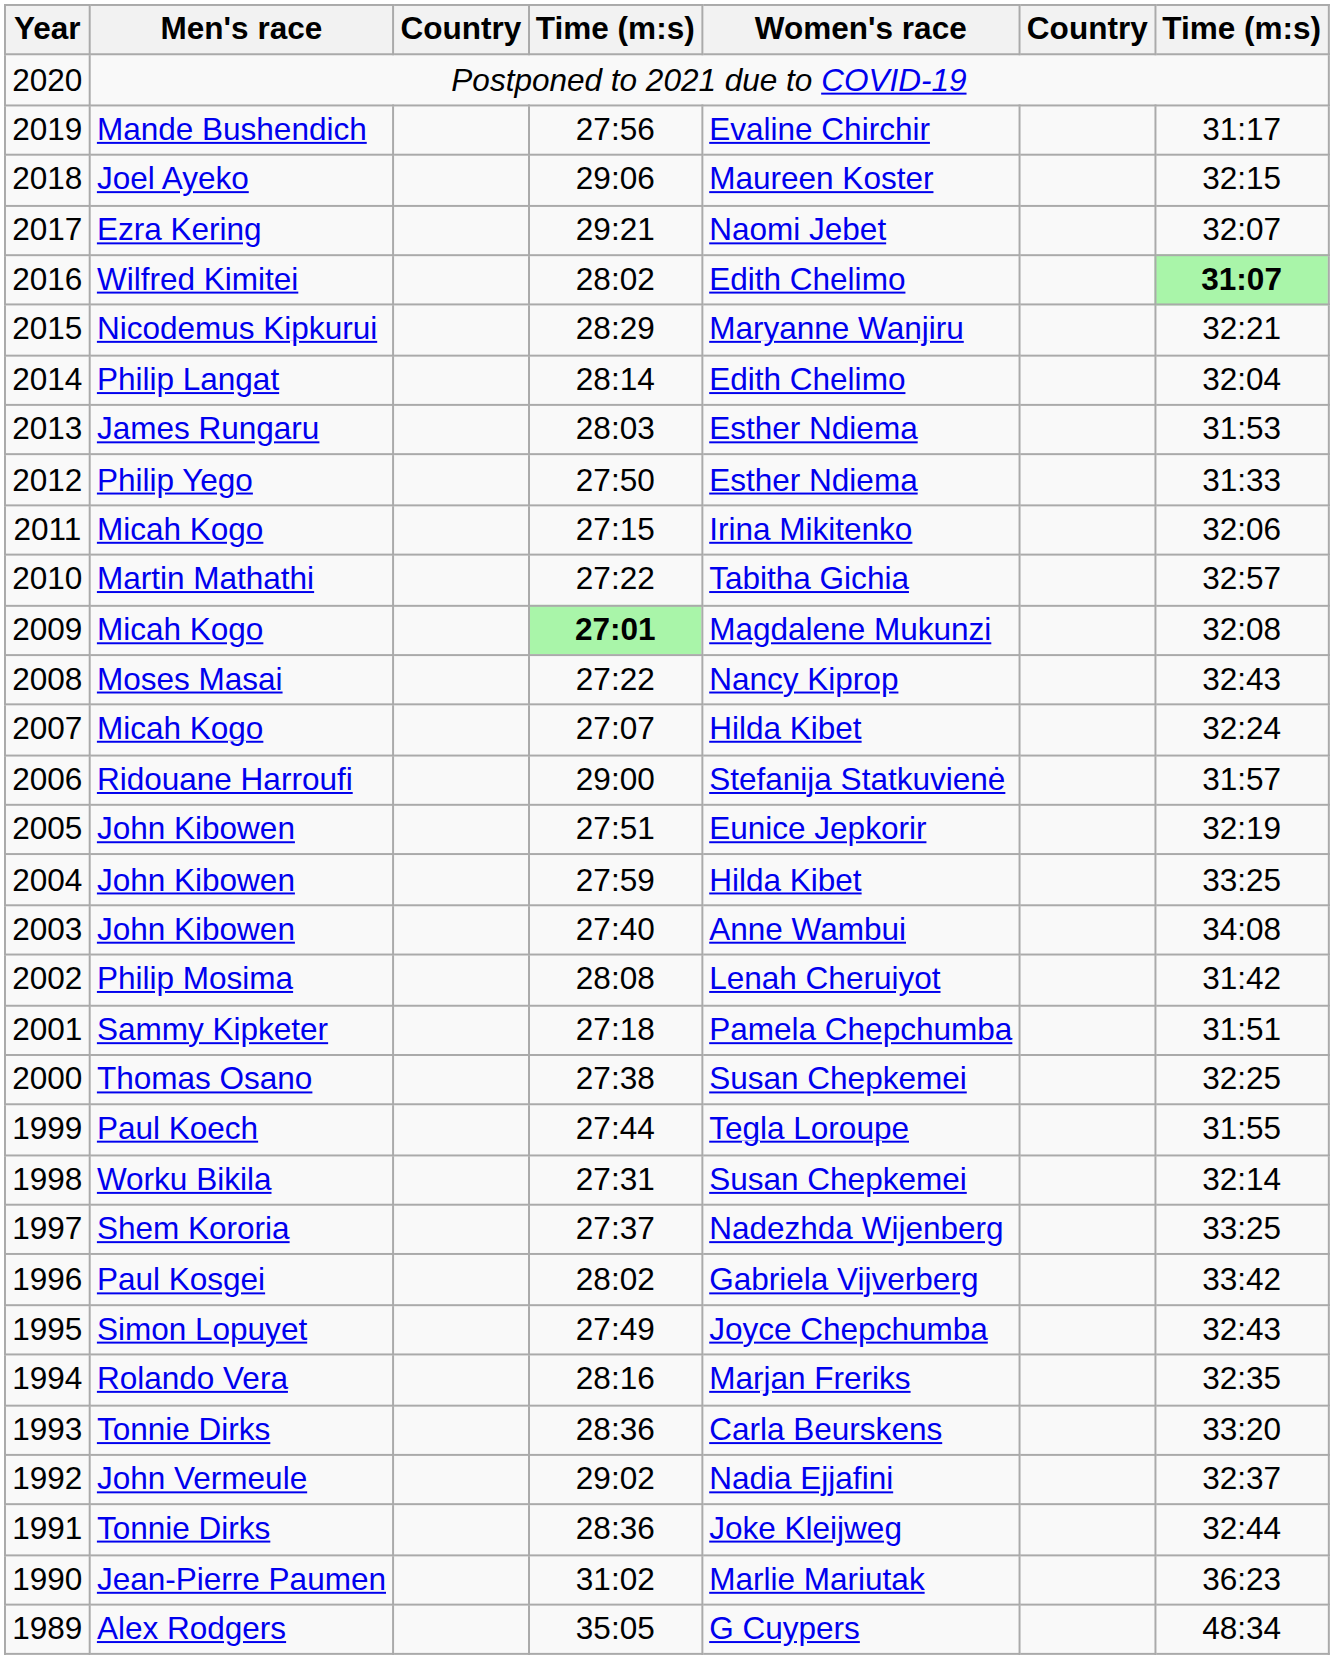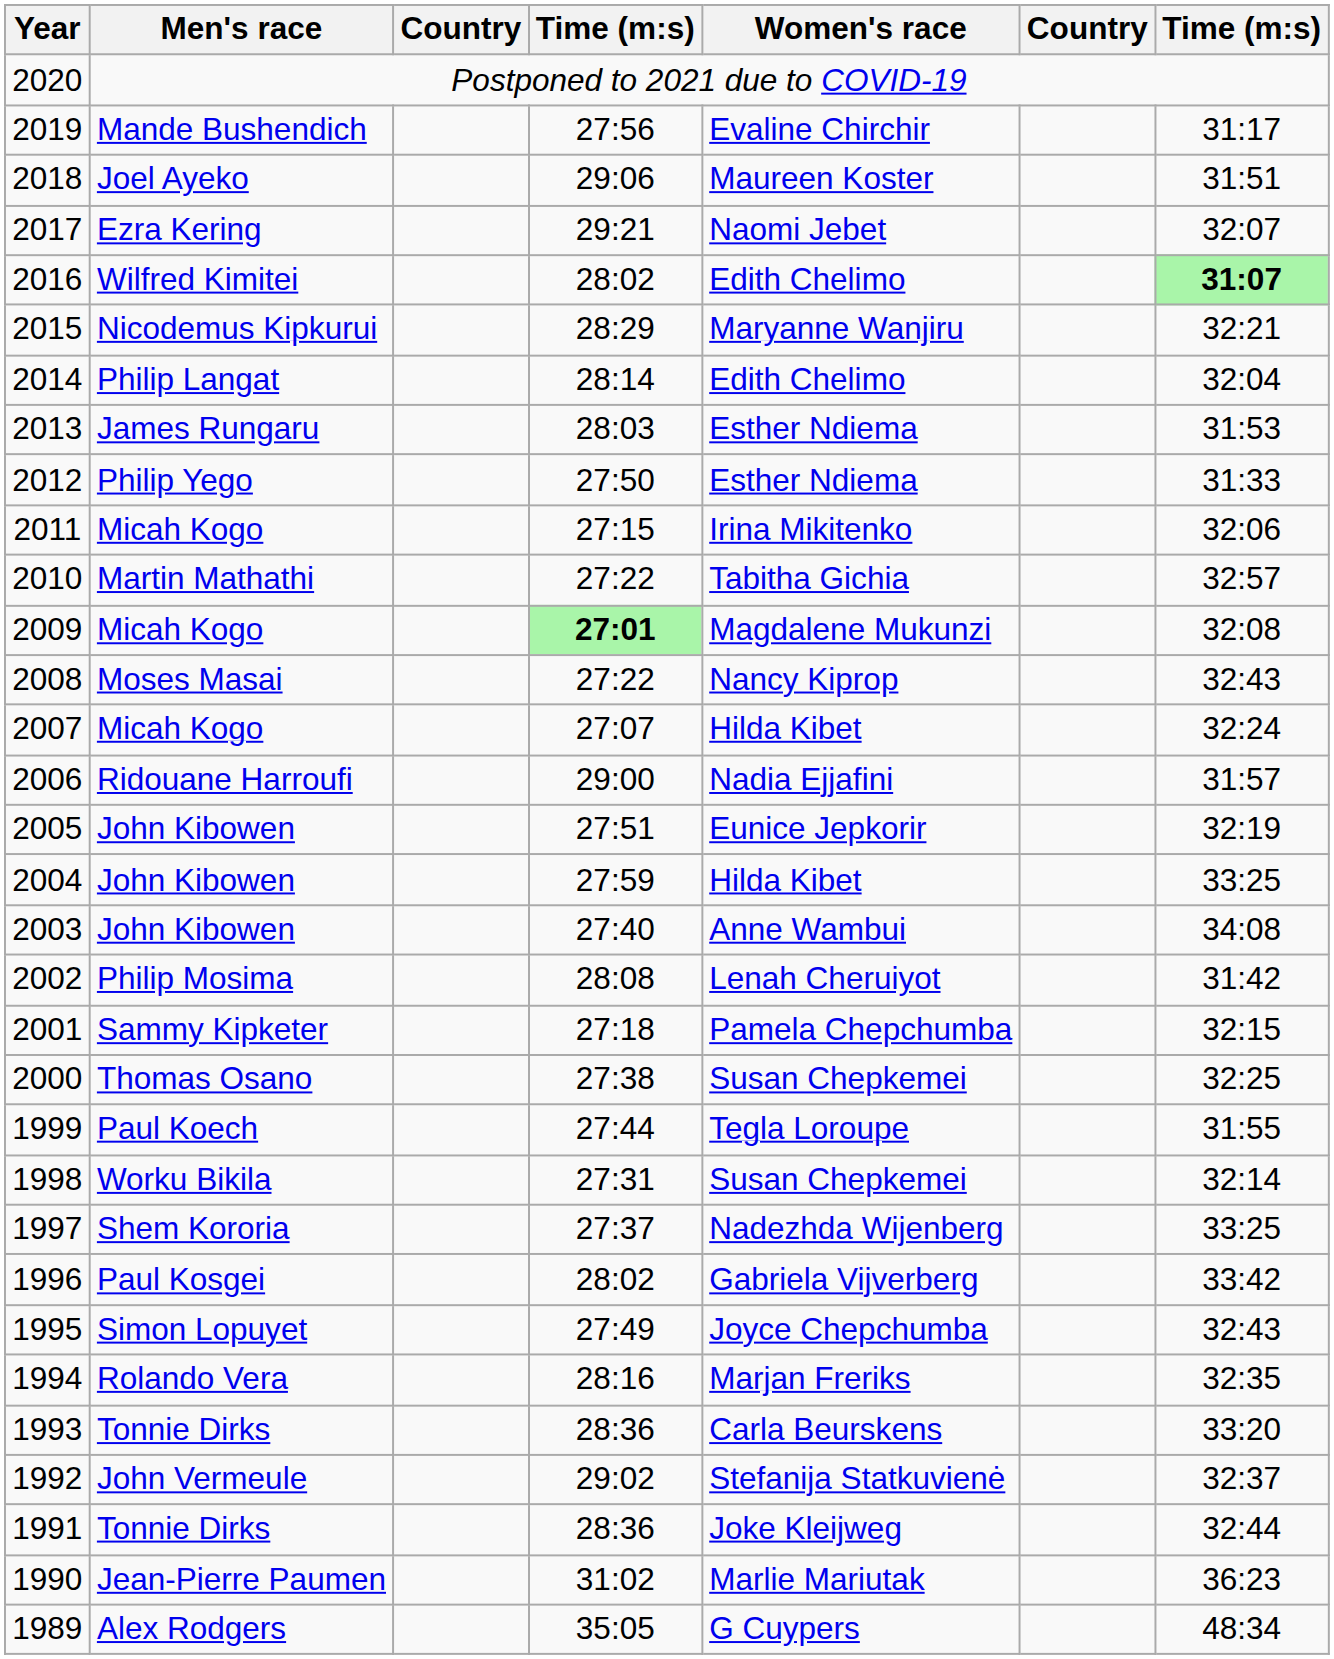(1242, 179) 32:15 -> (1242, 179) 31:51
(857, 779) Stefanija Statkuvienė -> (801, 779) Nadia Ejjafini
(1242, 1029) 31:51 -> (1242, 1029) 32:15
(801, 1479) Nadia Ejjafini -> (857, 1479) Stefanija Statkuvienė
